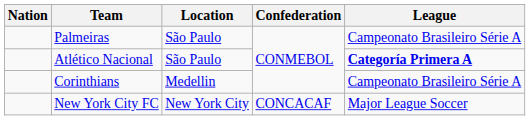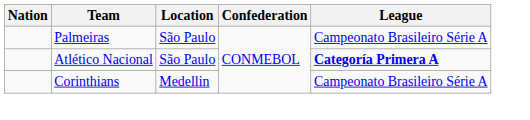- row: (106, 103)
